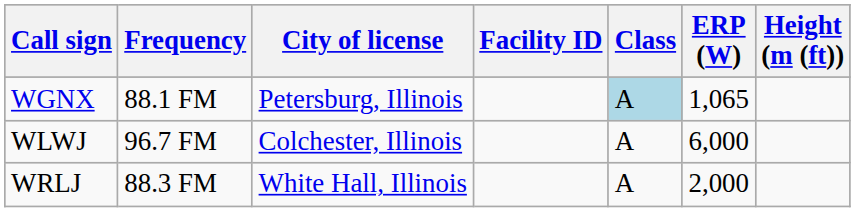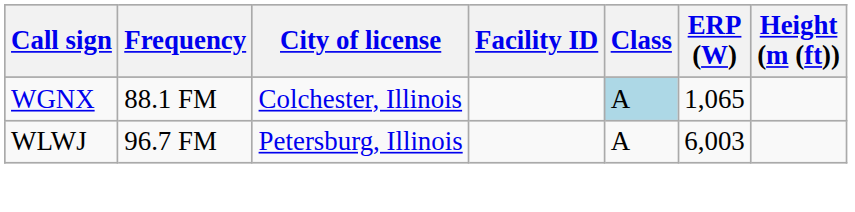(361, 98) Petersburg, Illinois -> (360, 98) Colchester, Illinois
(360, 141) Colchester, Illinois -> (361, 141) Petersburg, Illinois
(719, 141) 6,000 -> (715, 141) 6,003
- row: (46, 183)
